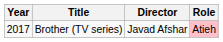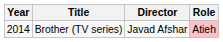(18, 29) 2017 -> (18, 29) 2014
